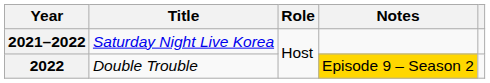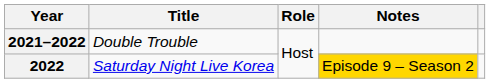(183, 41) Saturday Night Live Korea -> (145, 41) Double Trouble
(145, 66) Double Trouble -> (183, 66) Saturday Night Live Korea
